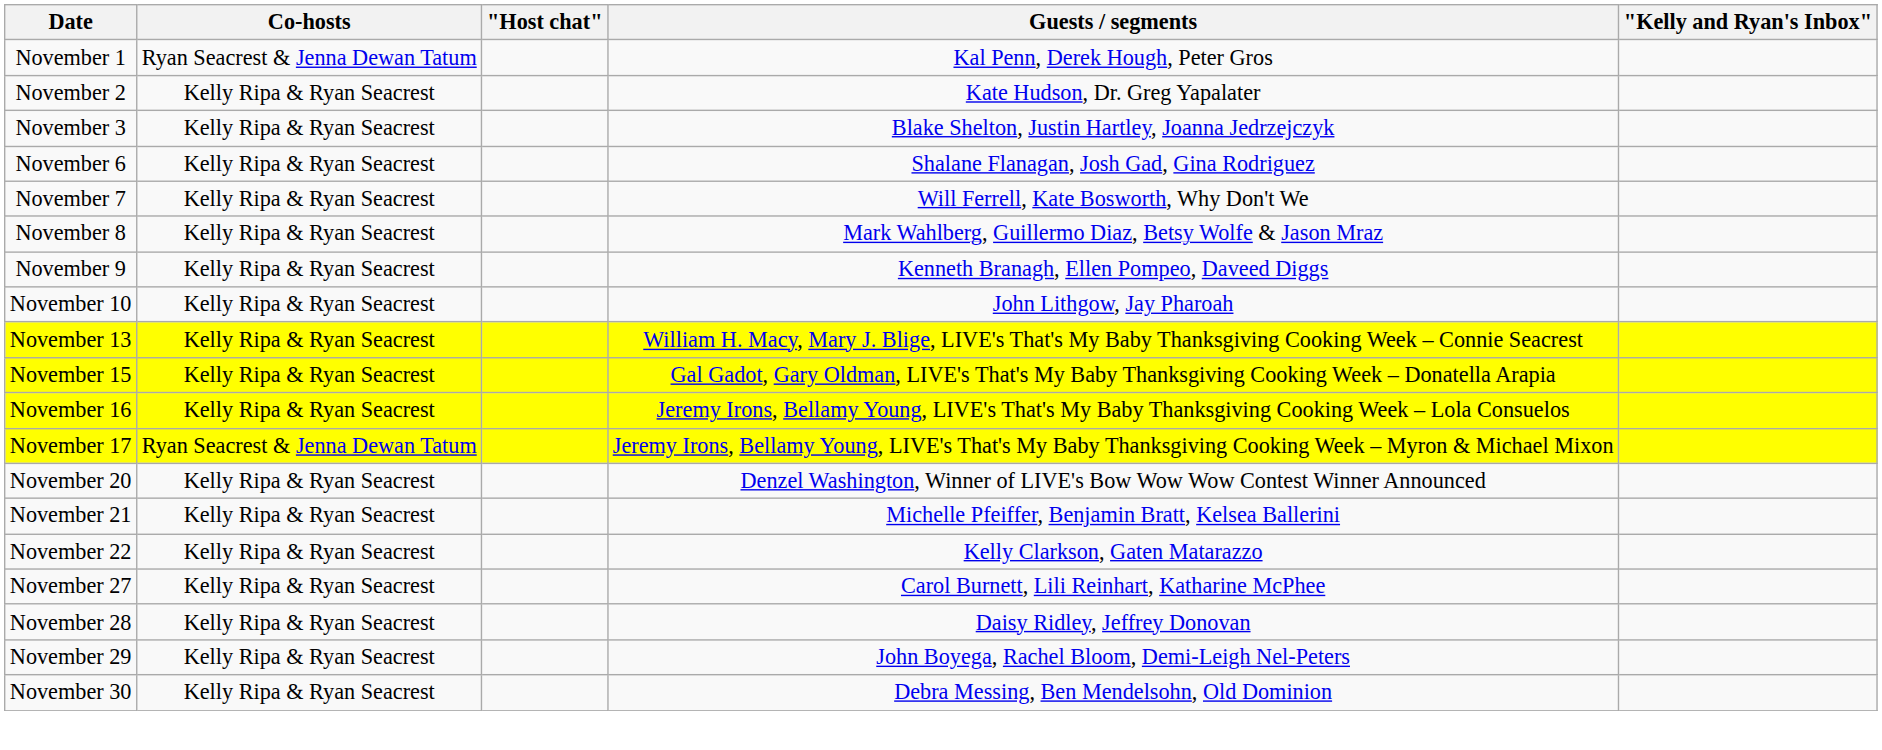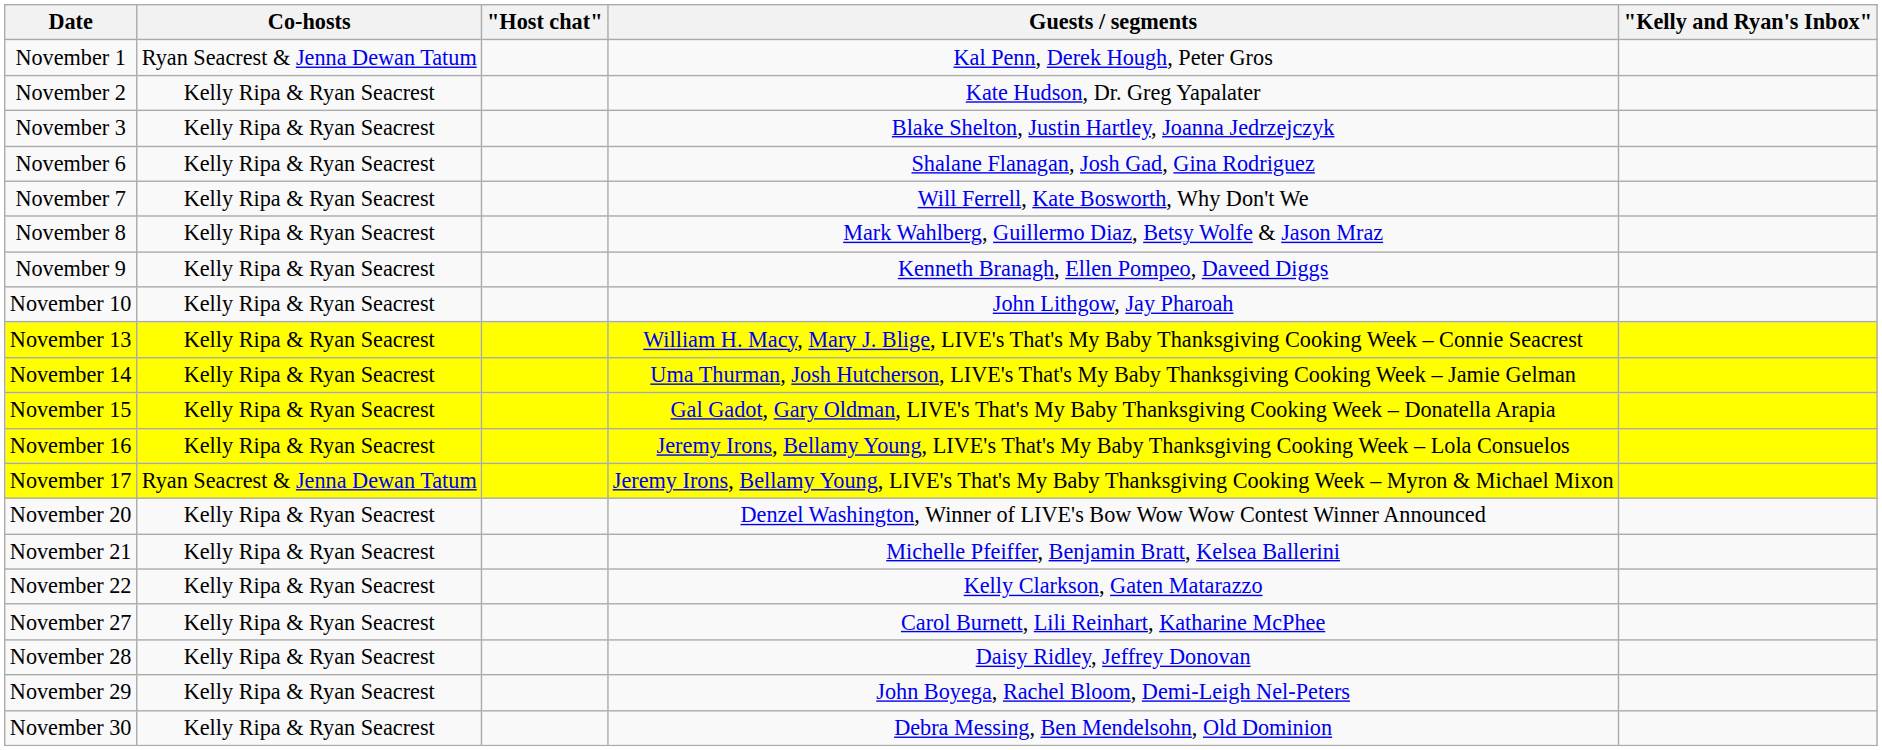+ row: (71, 374)
